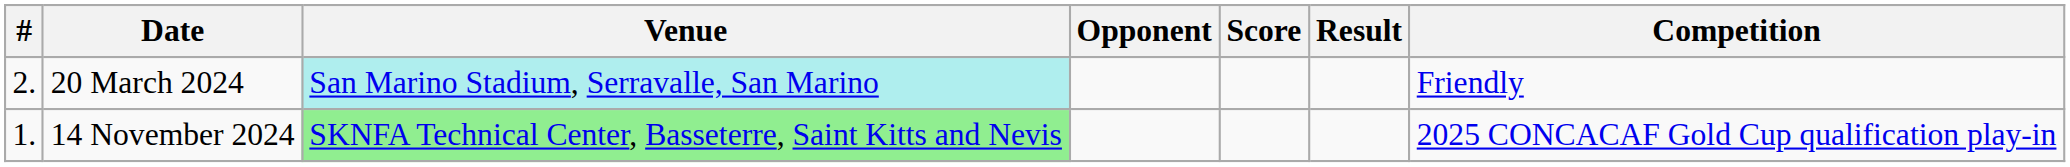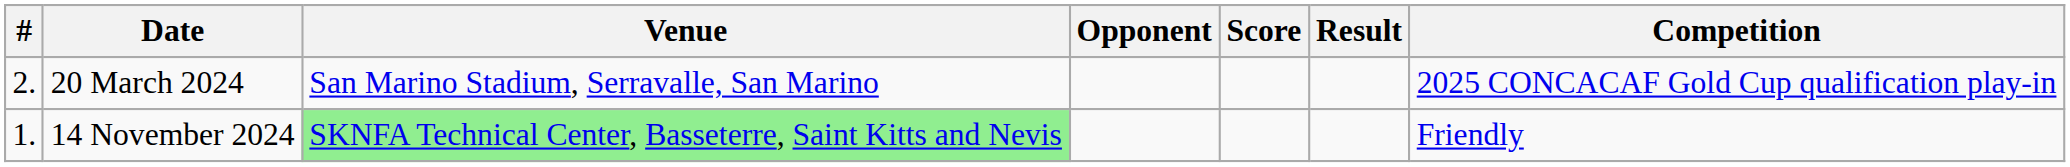(594, 82) paleturquoise background -> (594, 82) no background
(1470, 82) Friendly -> (1737, 82) 2025 CONCACAF Gold Cup qualification play-in
(1737, 135) 2025 CONCACAF Gold Cup qualification play-in -> (1470, 135) Friendly
